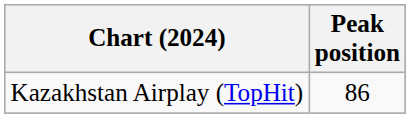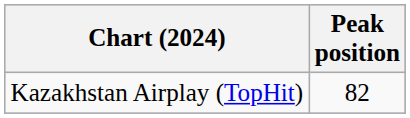(357, 92) 86 -> (357, 92) 82
